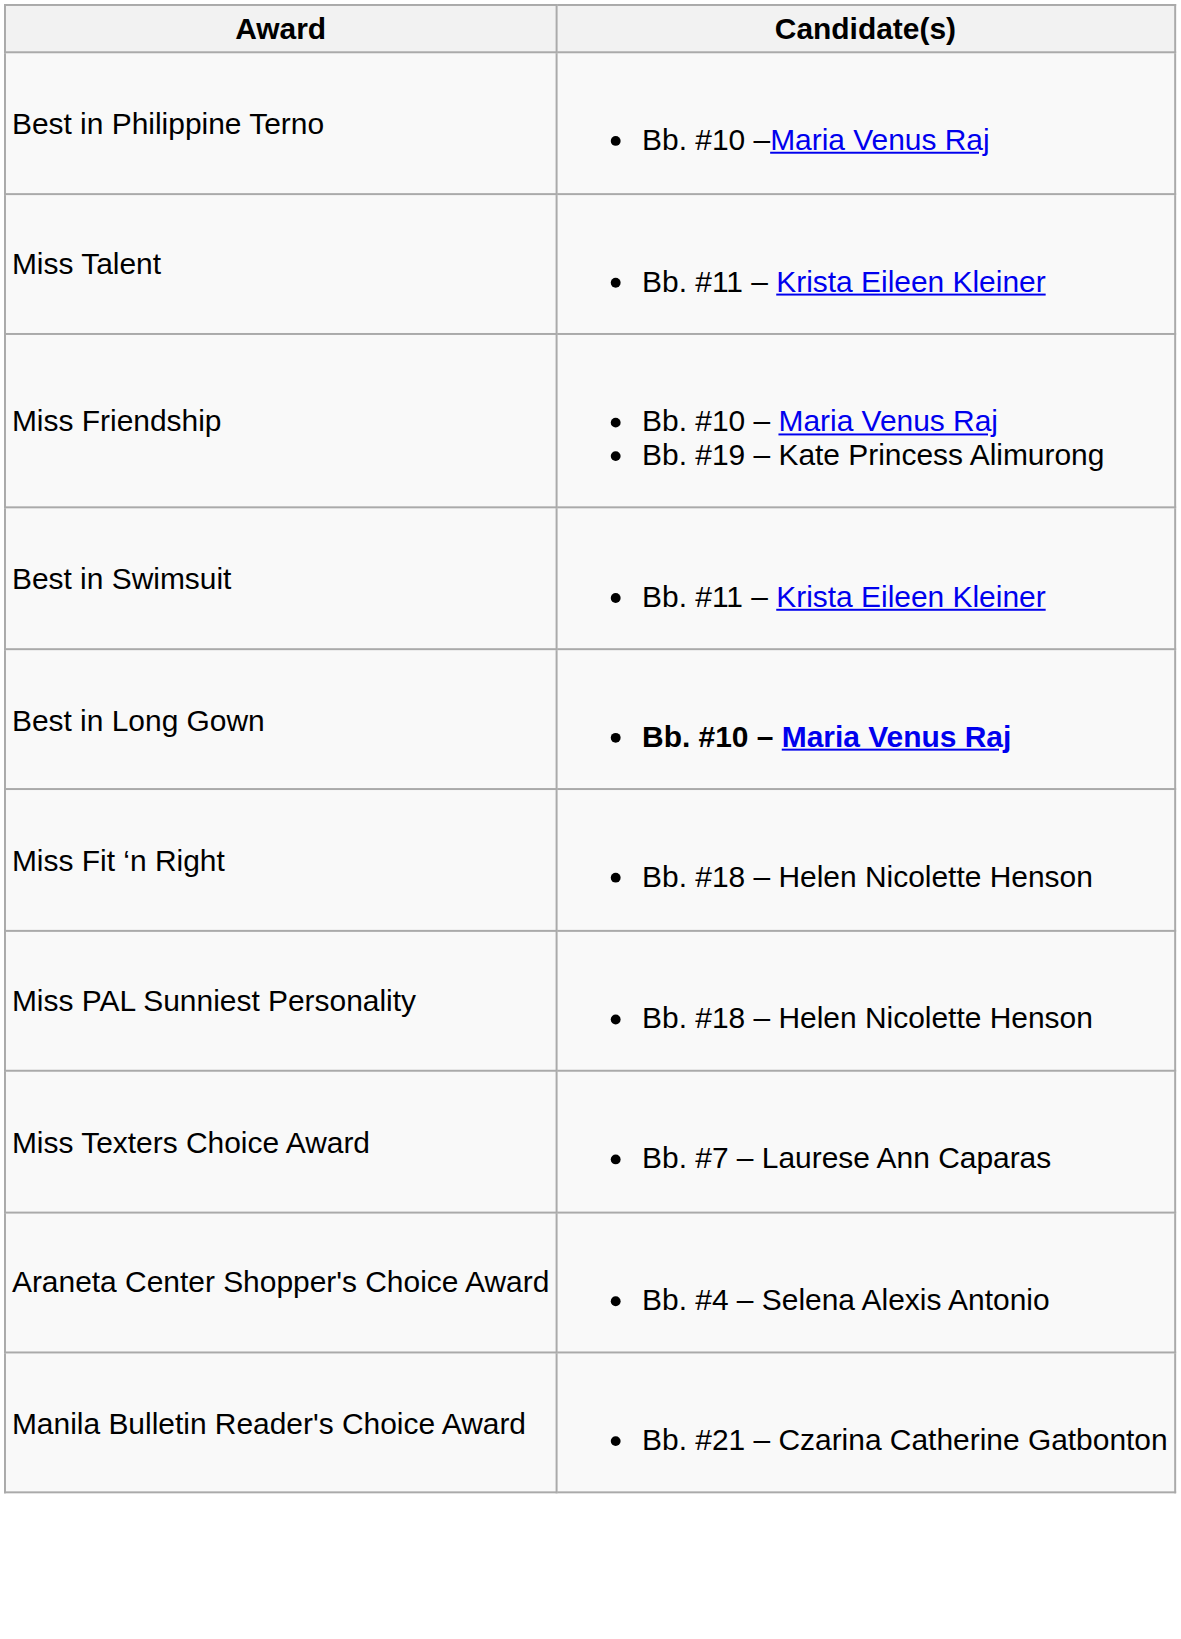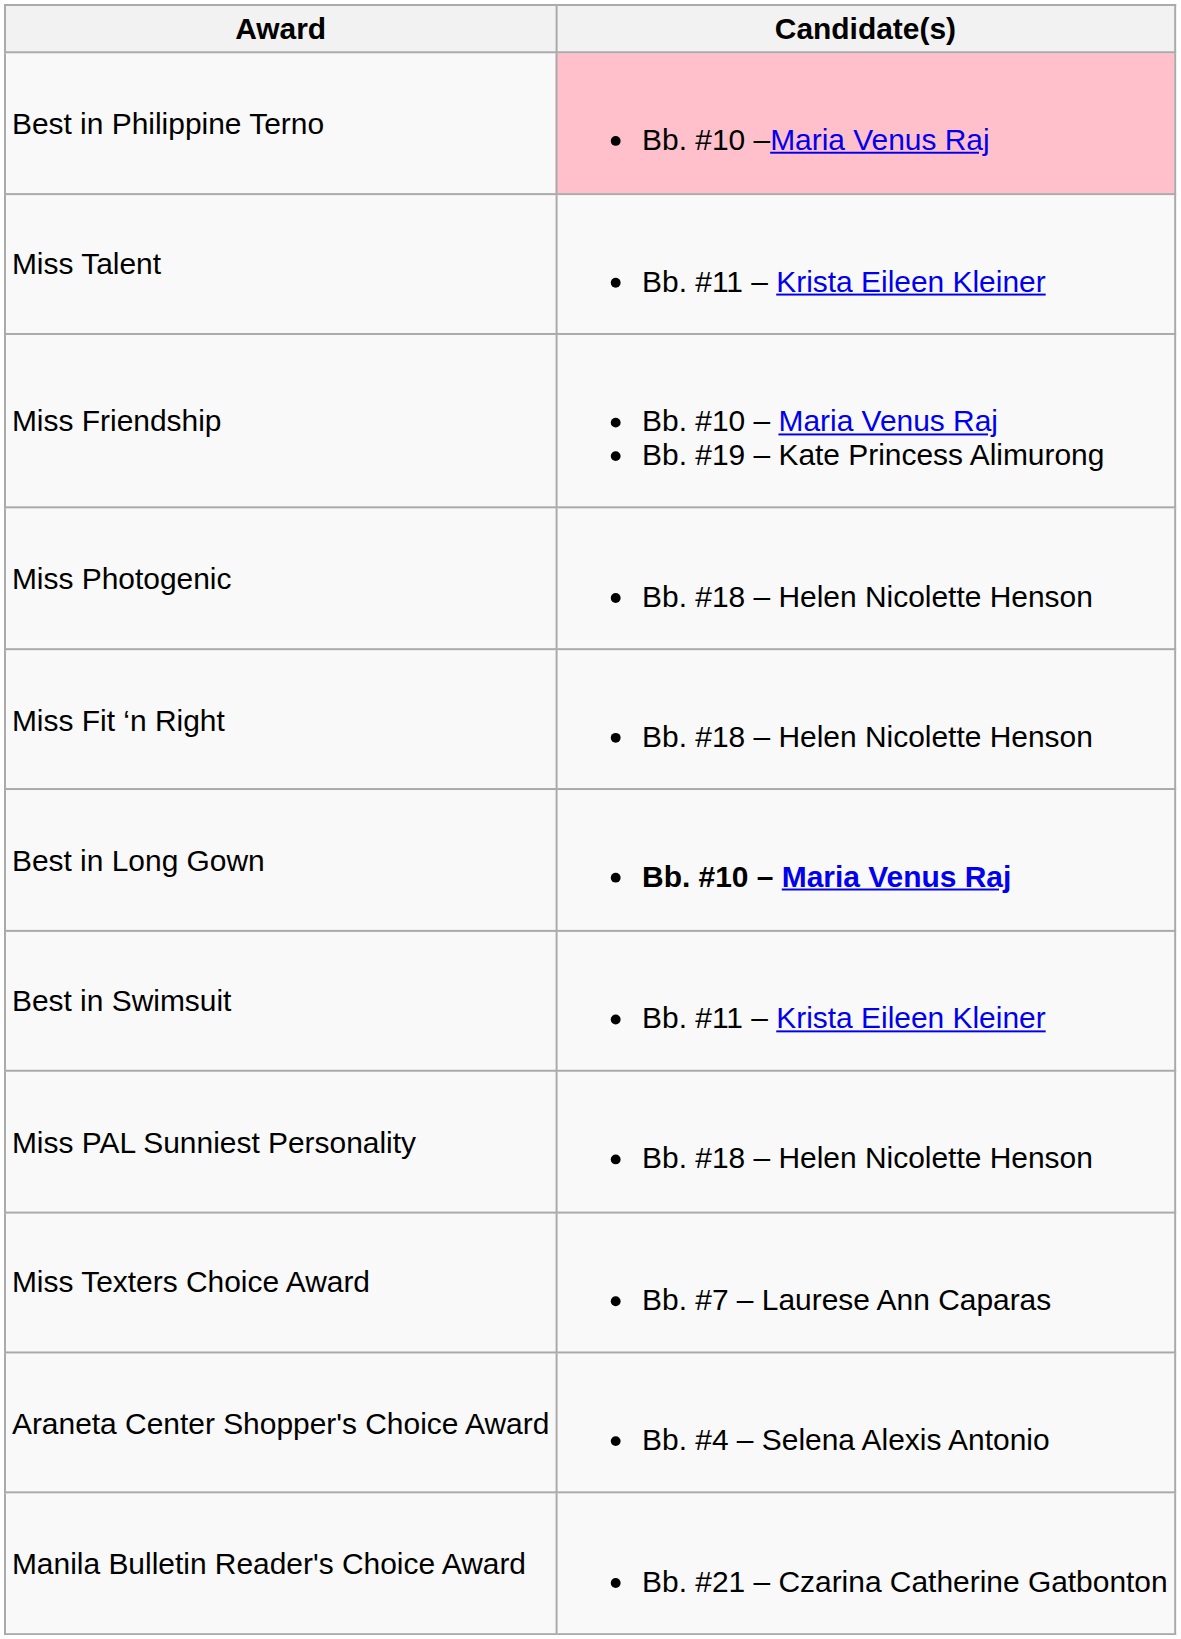(865, 140) no background -> (865, 140) pink background
+ row: (122, 579)
rows swapped: (122, 579) <-> (118, 860)
